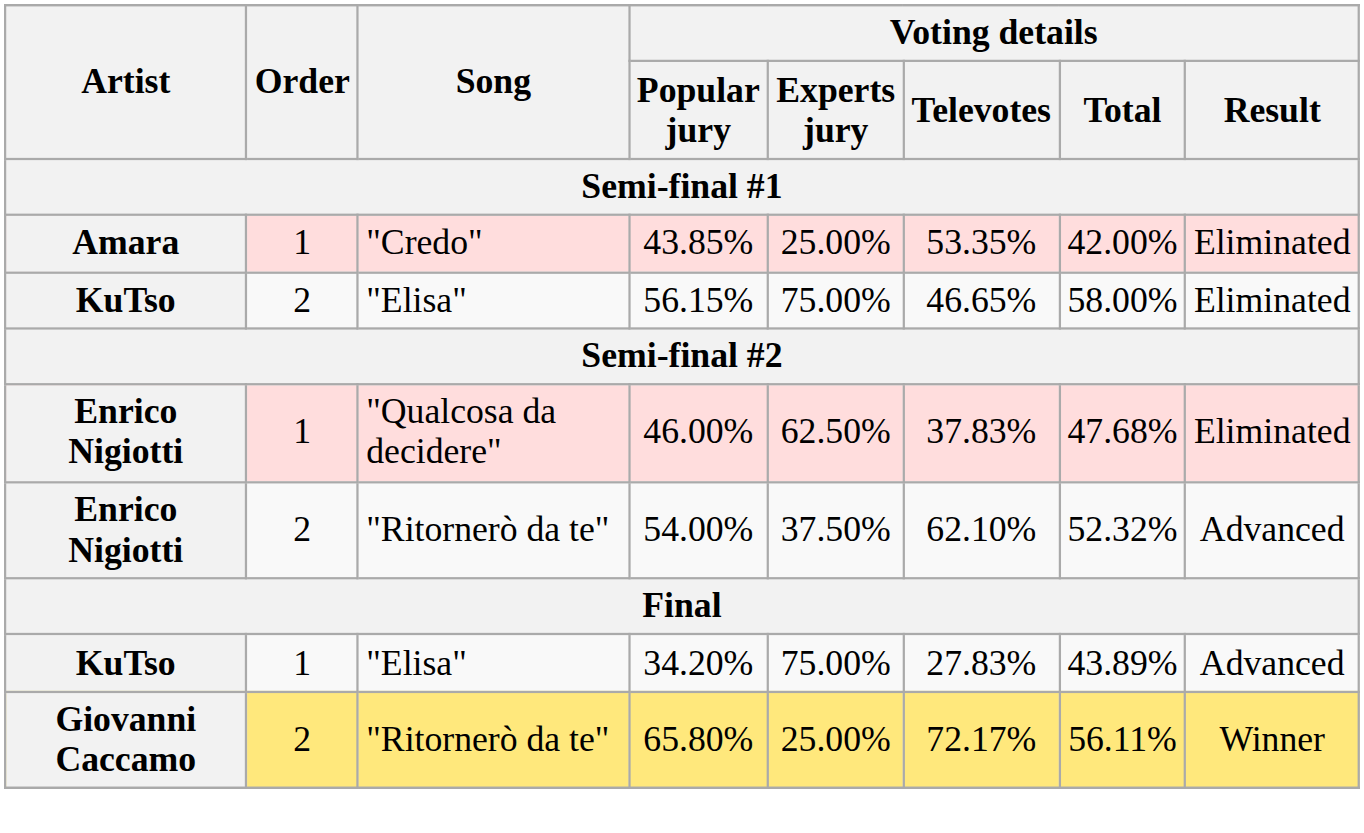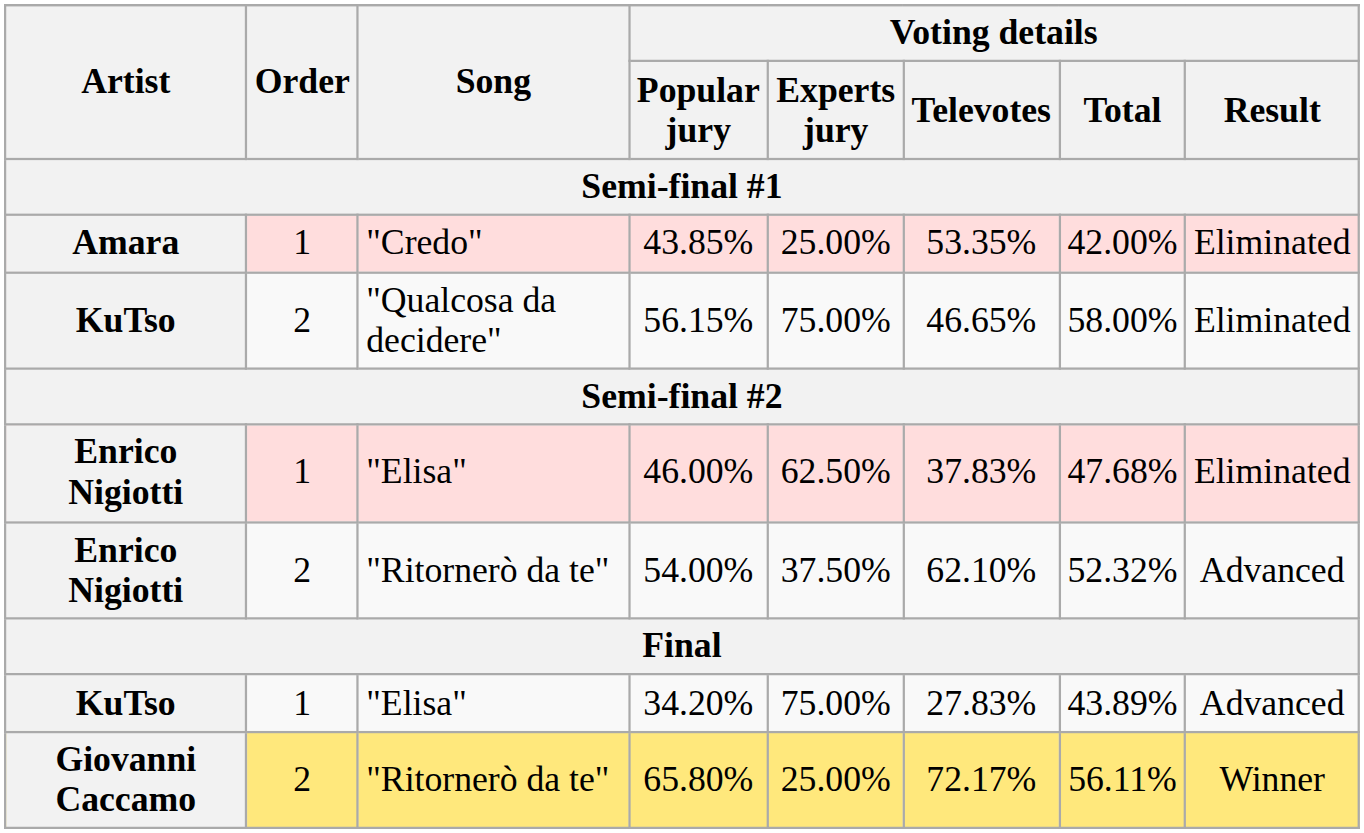(417, 299) "Elisa" -> (461, 319) "Qualcosa da decidere"
(461, 432) "Qualcosa da decidere" -> (417, 472) "Elisa"
